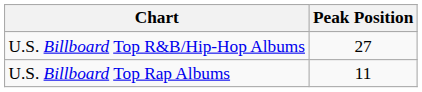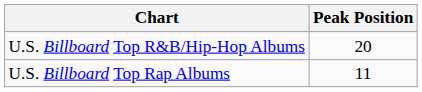(363, 45) 27 -> (363, 45) 20
